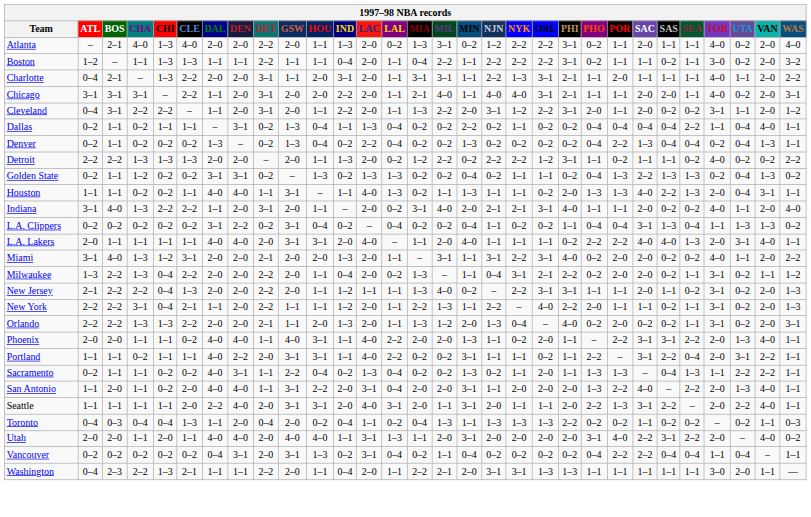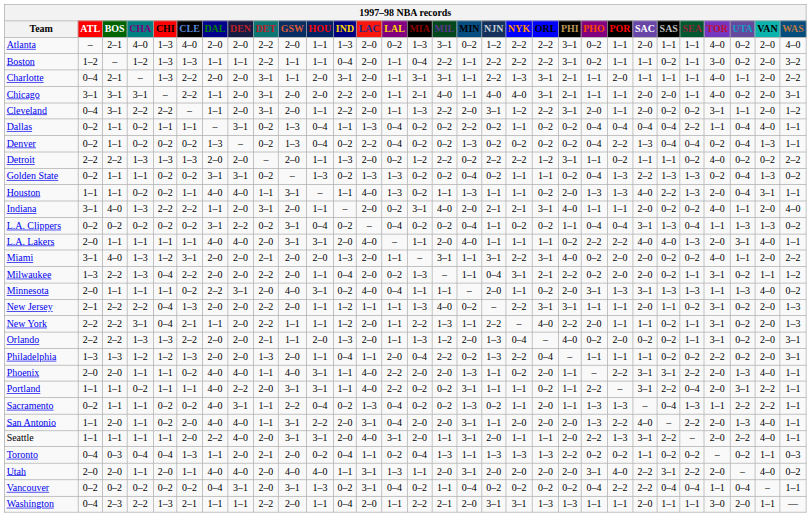(140, 62) 1–1 -> (140, 62) 1–2
(140, 176) 1–2 -> (140, 176) 1–1
+ row: (28, 291)
+ row: (31, 357)
(266, 422) 0–4 -> (266, 455) 2–1
(645, 471) 1–1 -> (645, 504) 2–0
